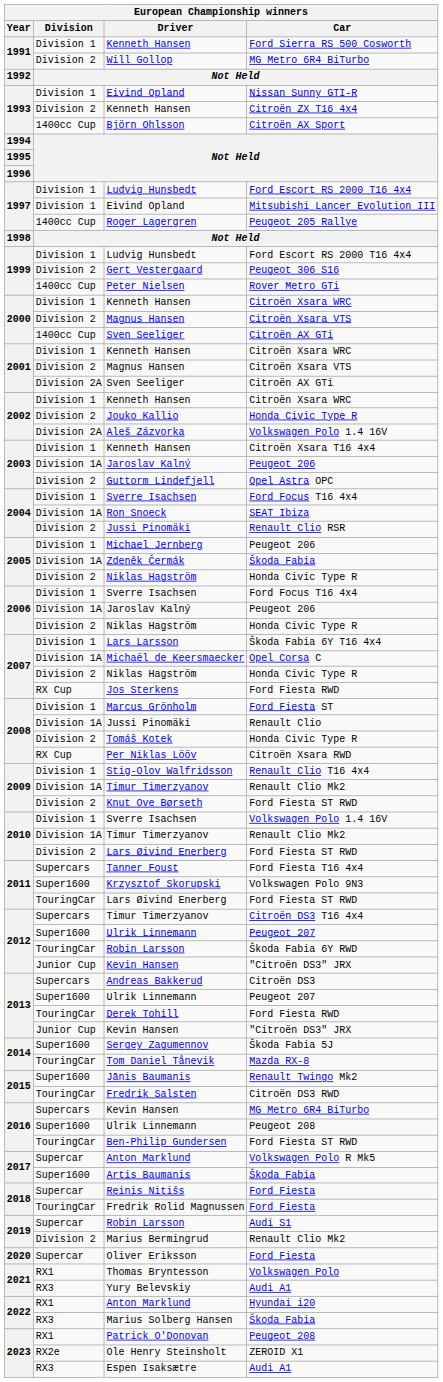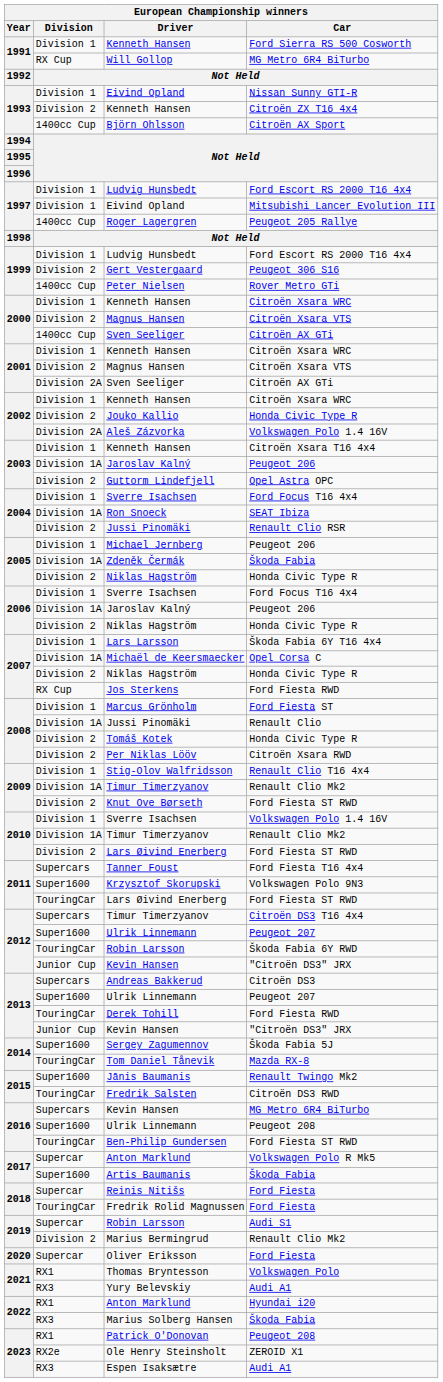(66, 61) Division 2 -> (54, 61) RX Cup
(54, 756) RX Cup -> (66, 756) Division 2
